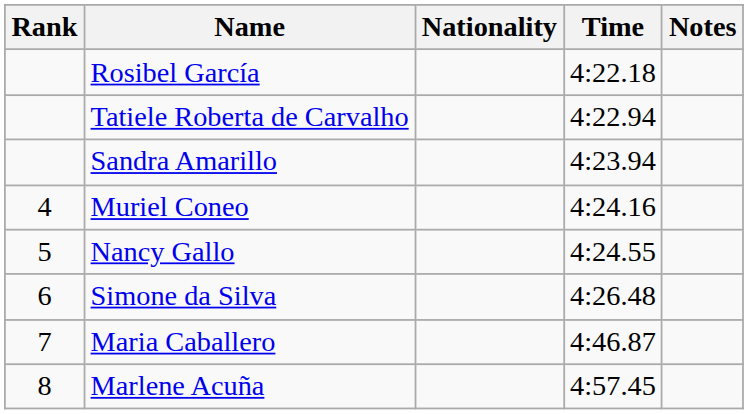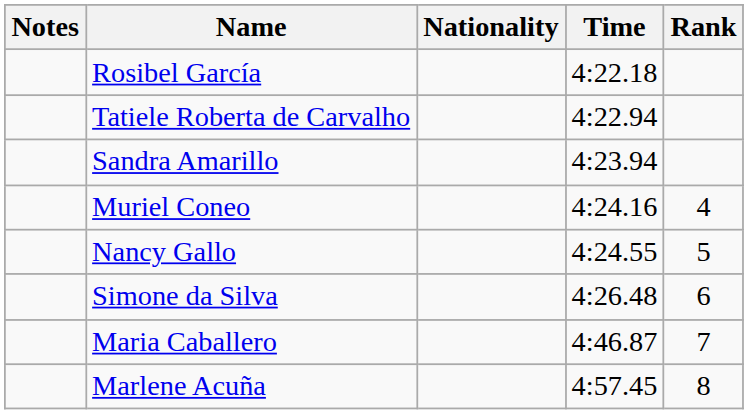columns swapped: (44, 26) <-> (703, 26)
